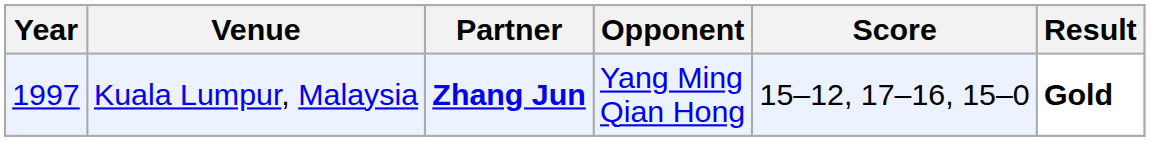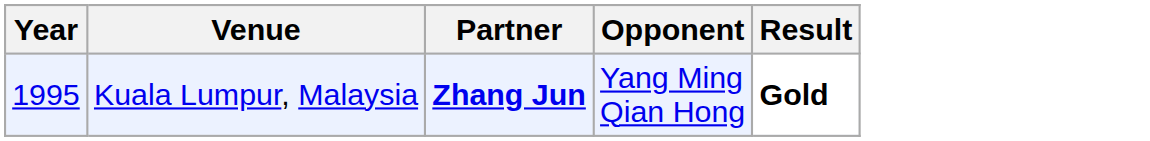- column: (895, 29)
(46, 94) 1997 -> (46, 94) 1995
